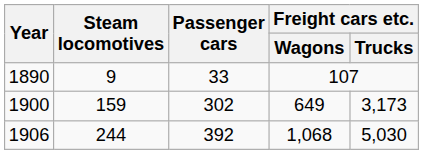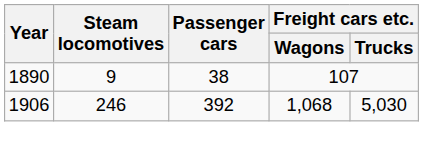(219, 76) 33 -> (219, 76) 38
- row: (29, 105)
(111, 134) 244 -> (111, 105) 246
